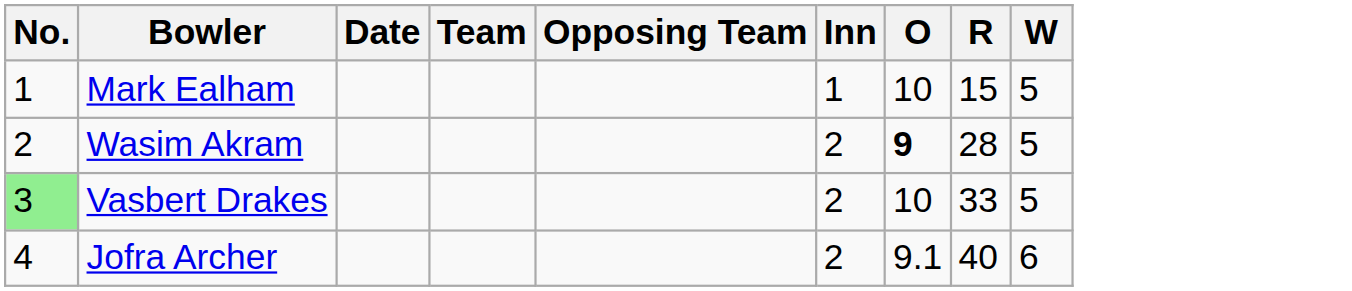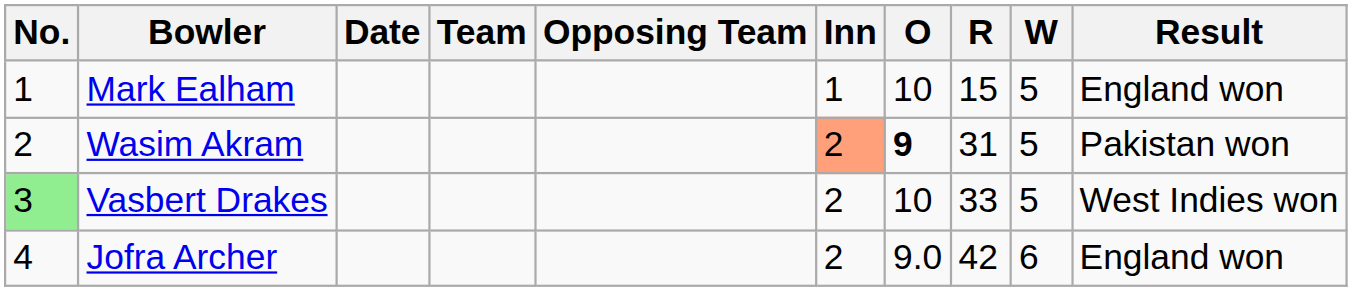+ column: (1209, 32)
(834, 144) no background -> (834, 144) lightsalmon background
(978, 144) 28 -> (978, 144) 31
(918, 256) 9.1 -> (918, 256) 9.0
(978, 256) 40 -> (978, 256) 42
